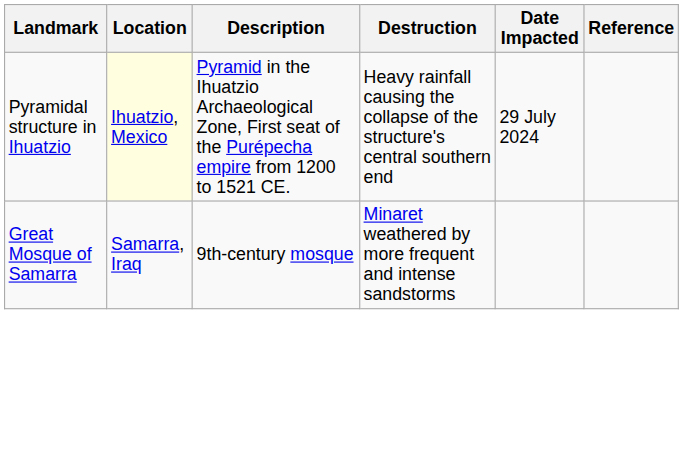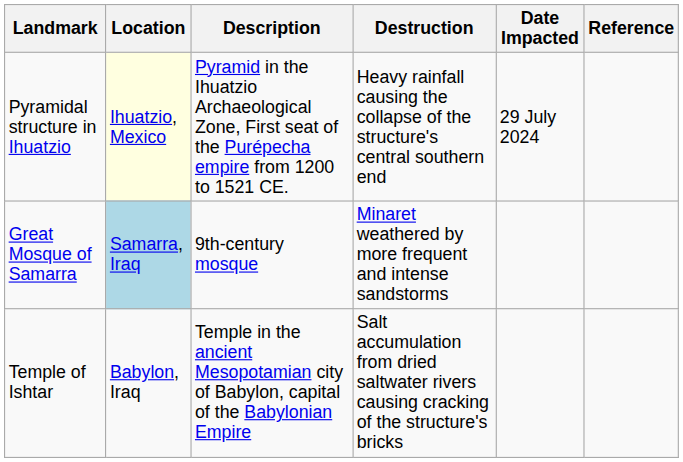(148, 254) no background -> (146, 254) lightblue background
+ row: (47, 382)
